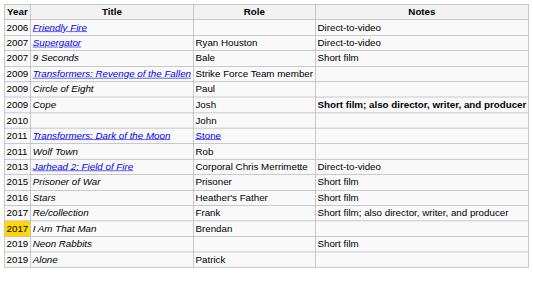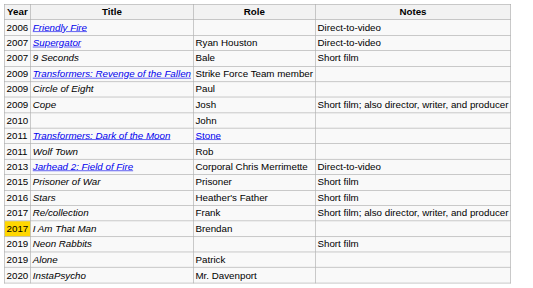(422, 105) bold -> (413, 105) normal
+ row: (59, 275)
